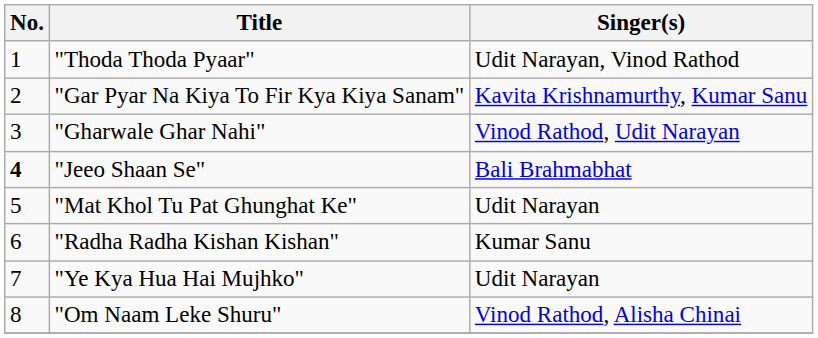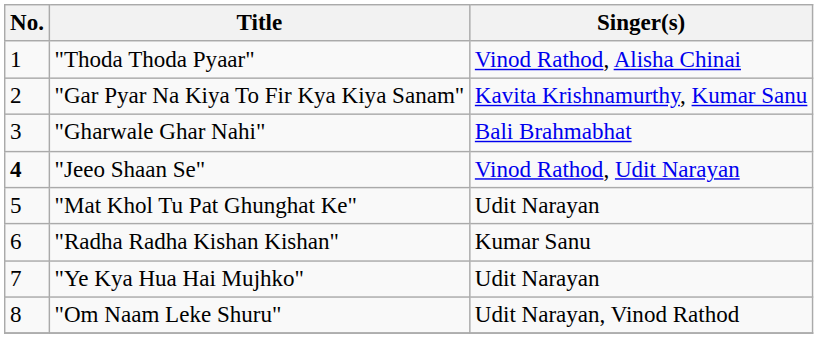(607, 59) Udit Narayan, Vinod Rathod -> (608, 59) Vinod Rathod, Alisha Chinai
(607, 132) Vinod Rathod, Udit Narayan -> (553, 132) Bali Brahmabhat
(553, 168) Bali Brahmabhat -> (607, 168) Vinod Rathod, Udit Narayan
(608, 315) Vinod Rathod, Alisha Chinai -> (607, 315) Udit Narayan, Vinod Rathod
